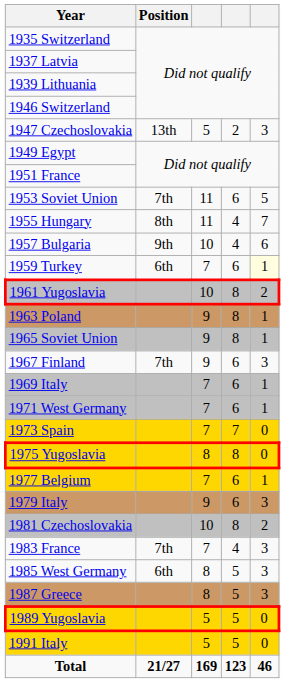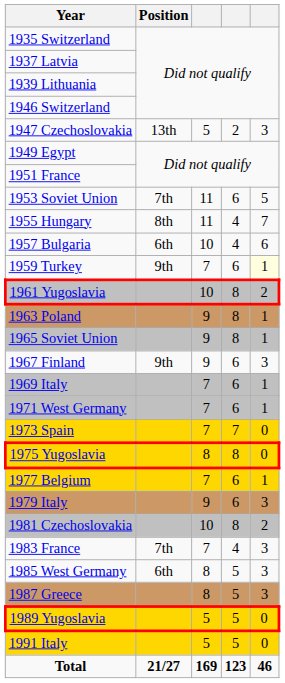(164, 244) 9th -> (164, 244) 6th
(164, 267) 6th -> (164, 267) 9th
(164, 362) 7th -> (164, 362) 9th
